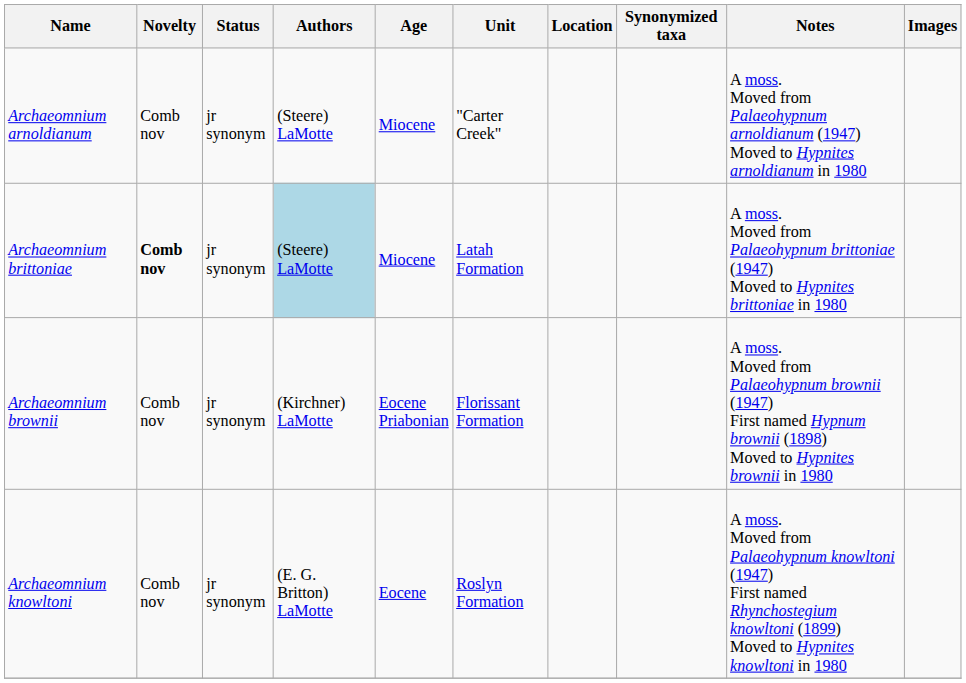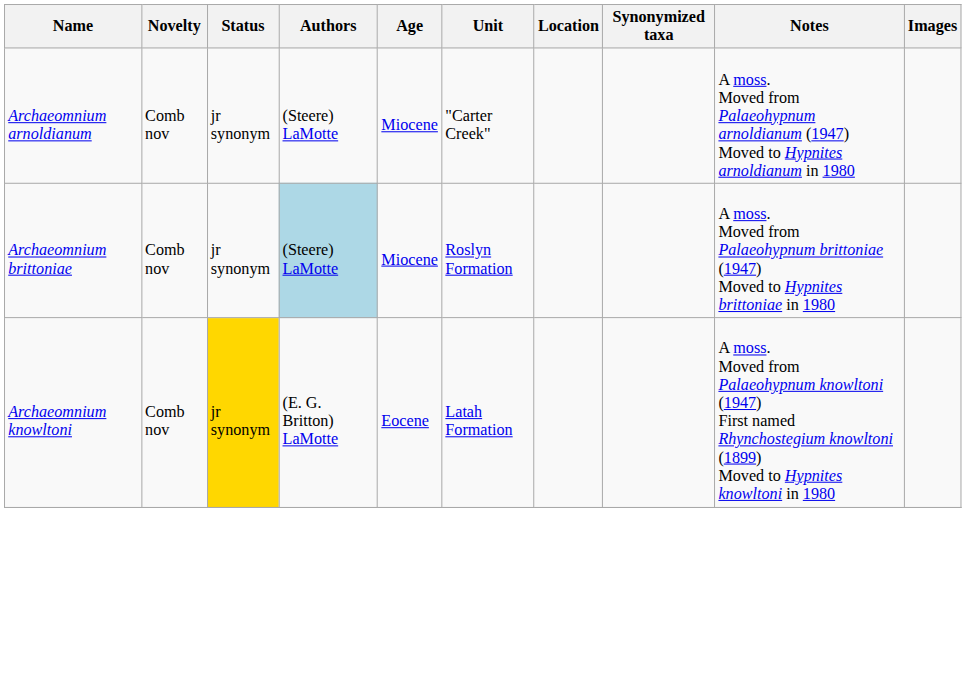(161, 259) bold -> (165, 259) normal
(490, 259) Latah Formation -> (479, 259) Roslyn Formation
- row: (57, 412)
(236, 592) no background -> (240, 421) gold background
(490, 592) Roslyn Formation -> (479, 421) Latah Formation
